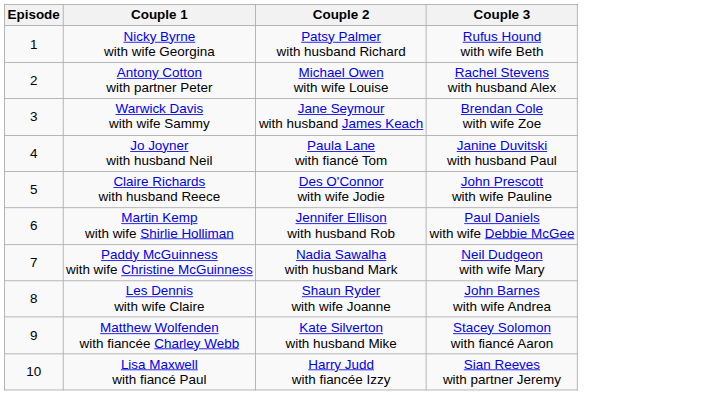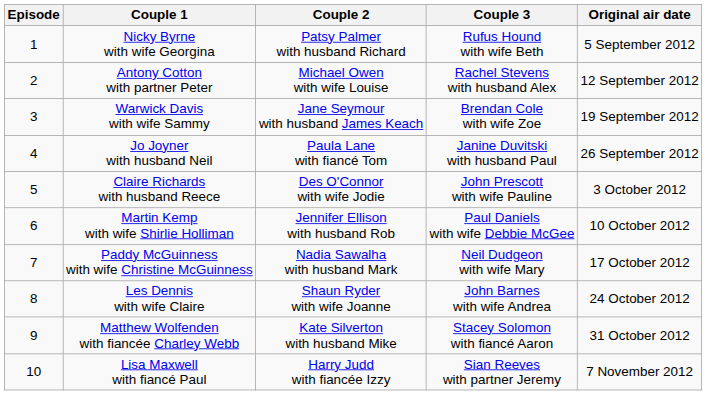+ column: (640, 15)
